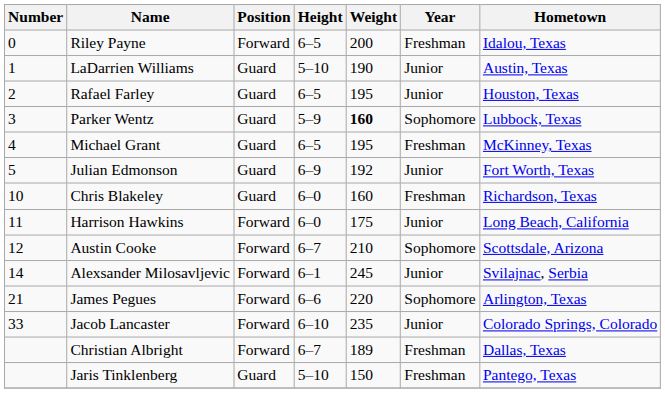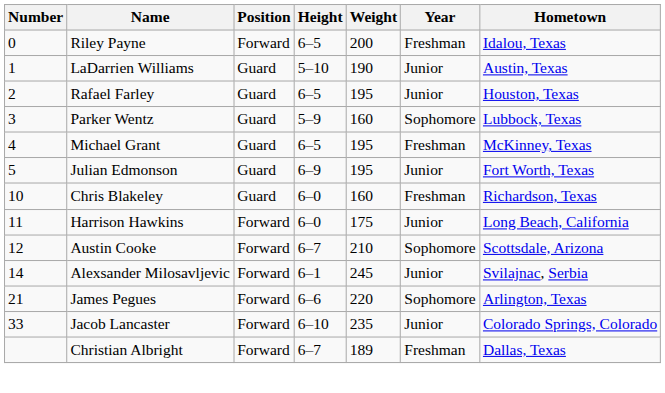(361, 119) bold -> (361, 119) normal
(361, 170) 192 -> (361, 170) 195
- row: (124, 375)
